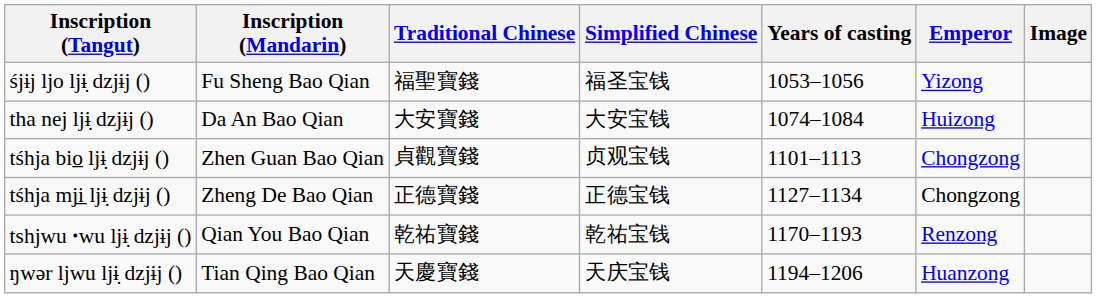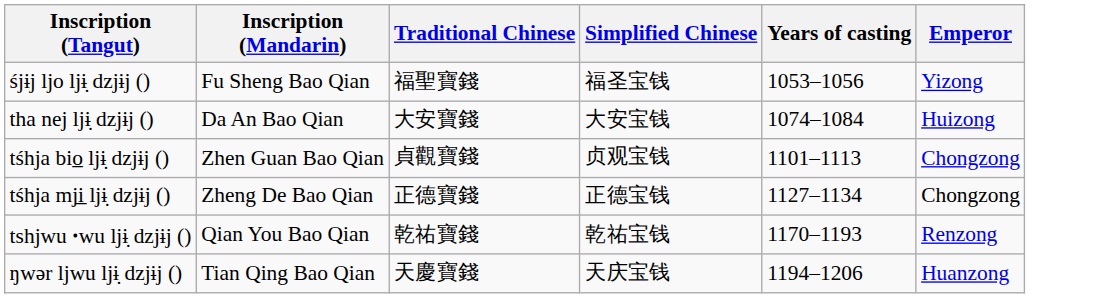- column: (1058, 33)
